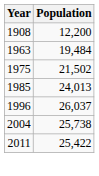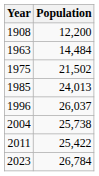(75, 50) 19,484 -> (75, 50) 14,484
+ row: (19, 161)
